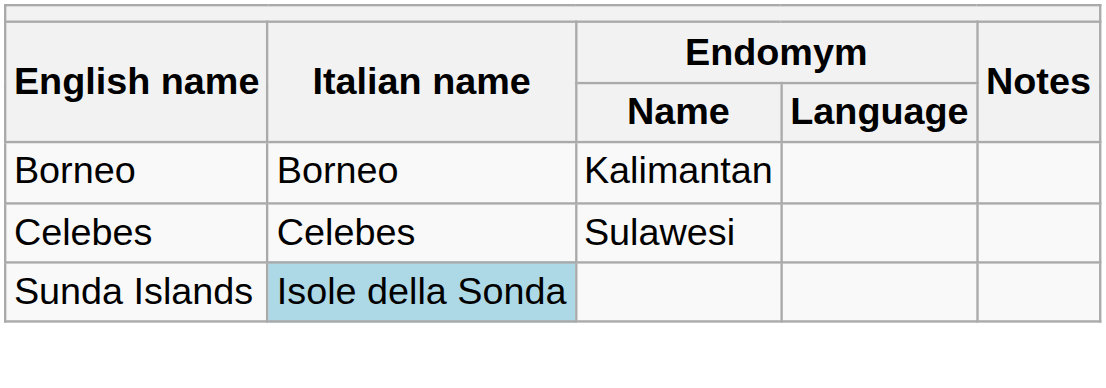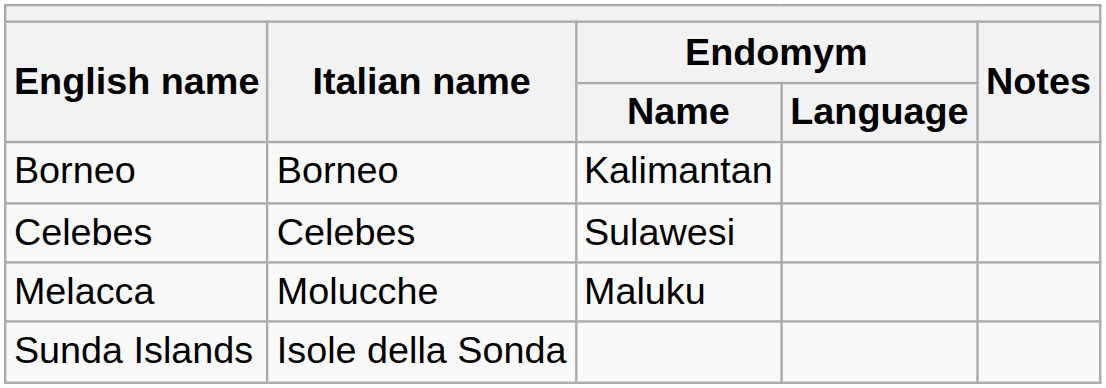+ row: (84, 291)
(422, 291) lightblue background -> (422, 351) no background
